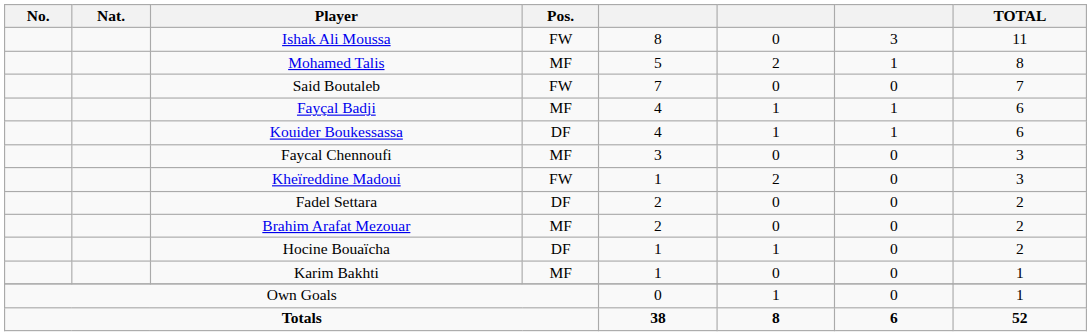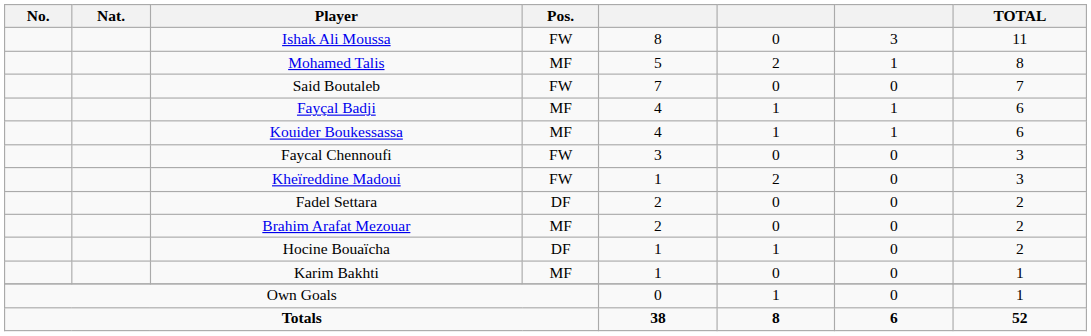(561, 132) DF -> (561, 132) MF
(561, 155) MF -> (561, 155) FW
